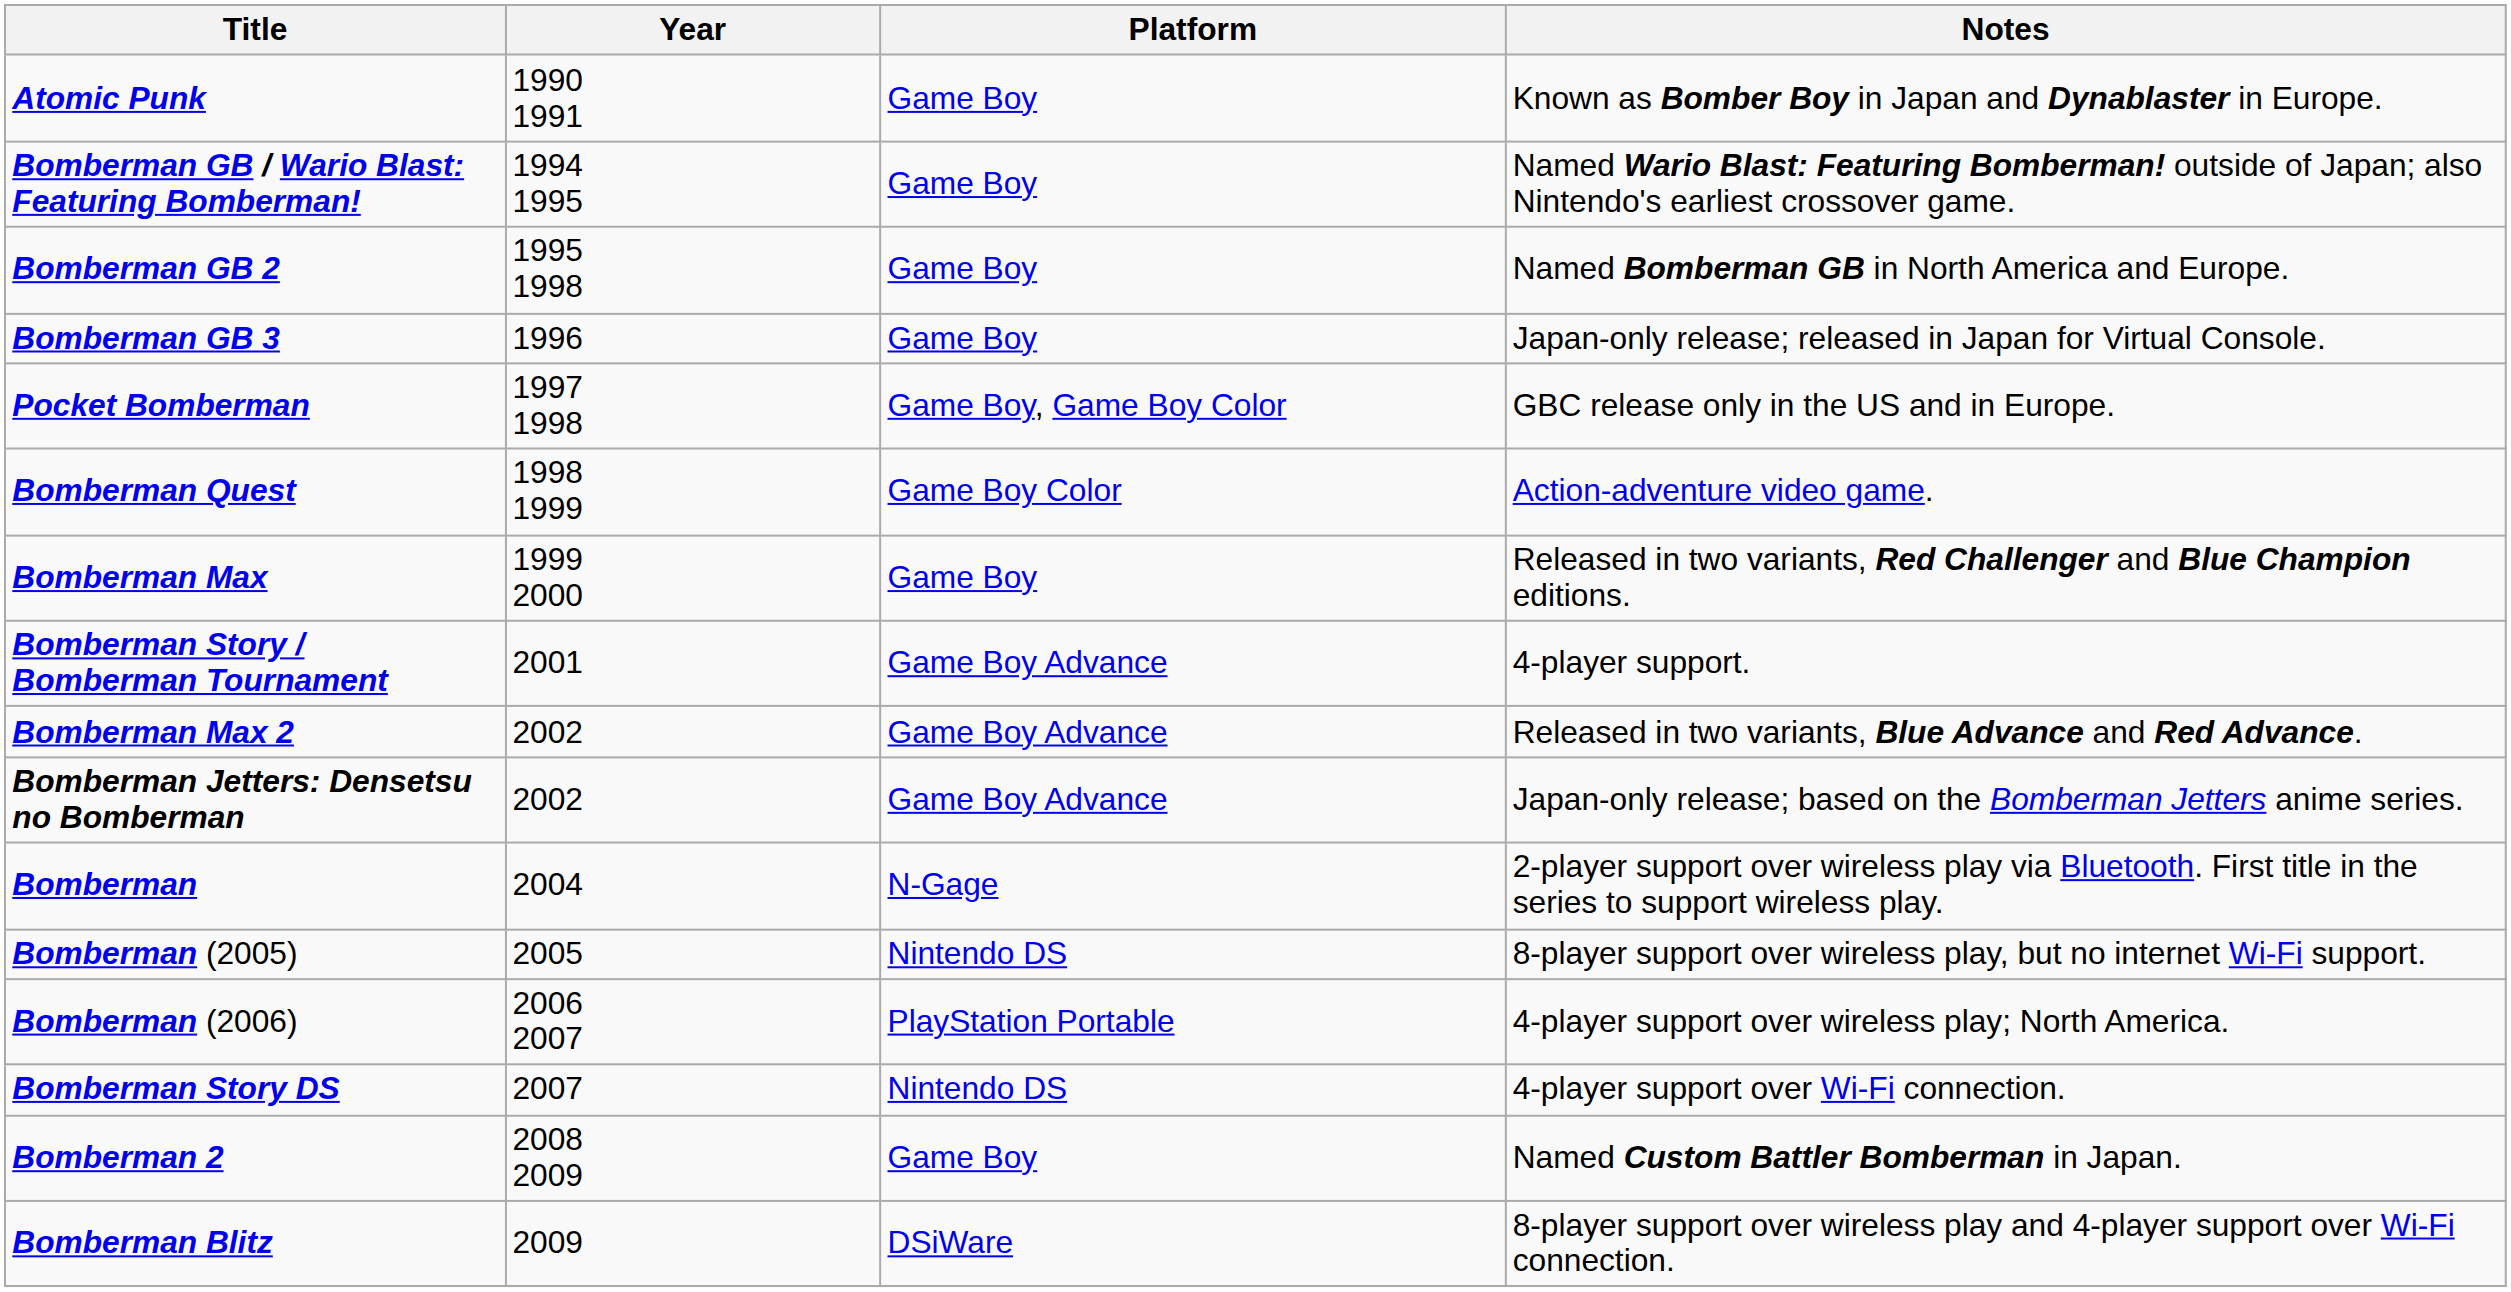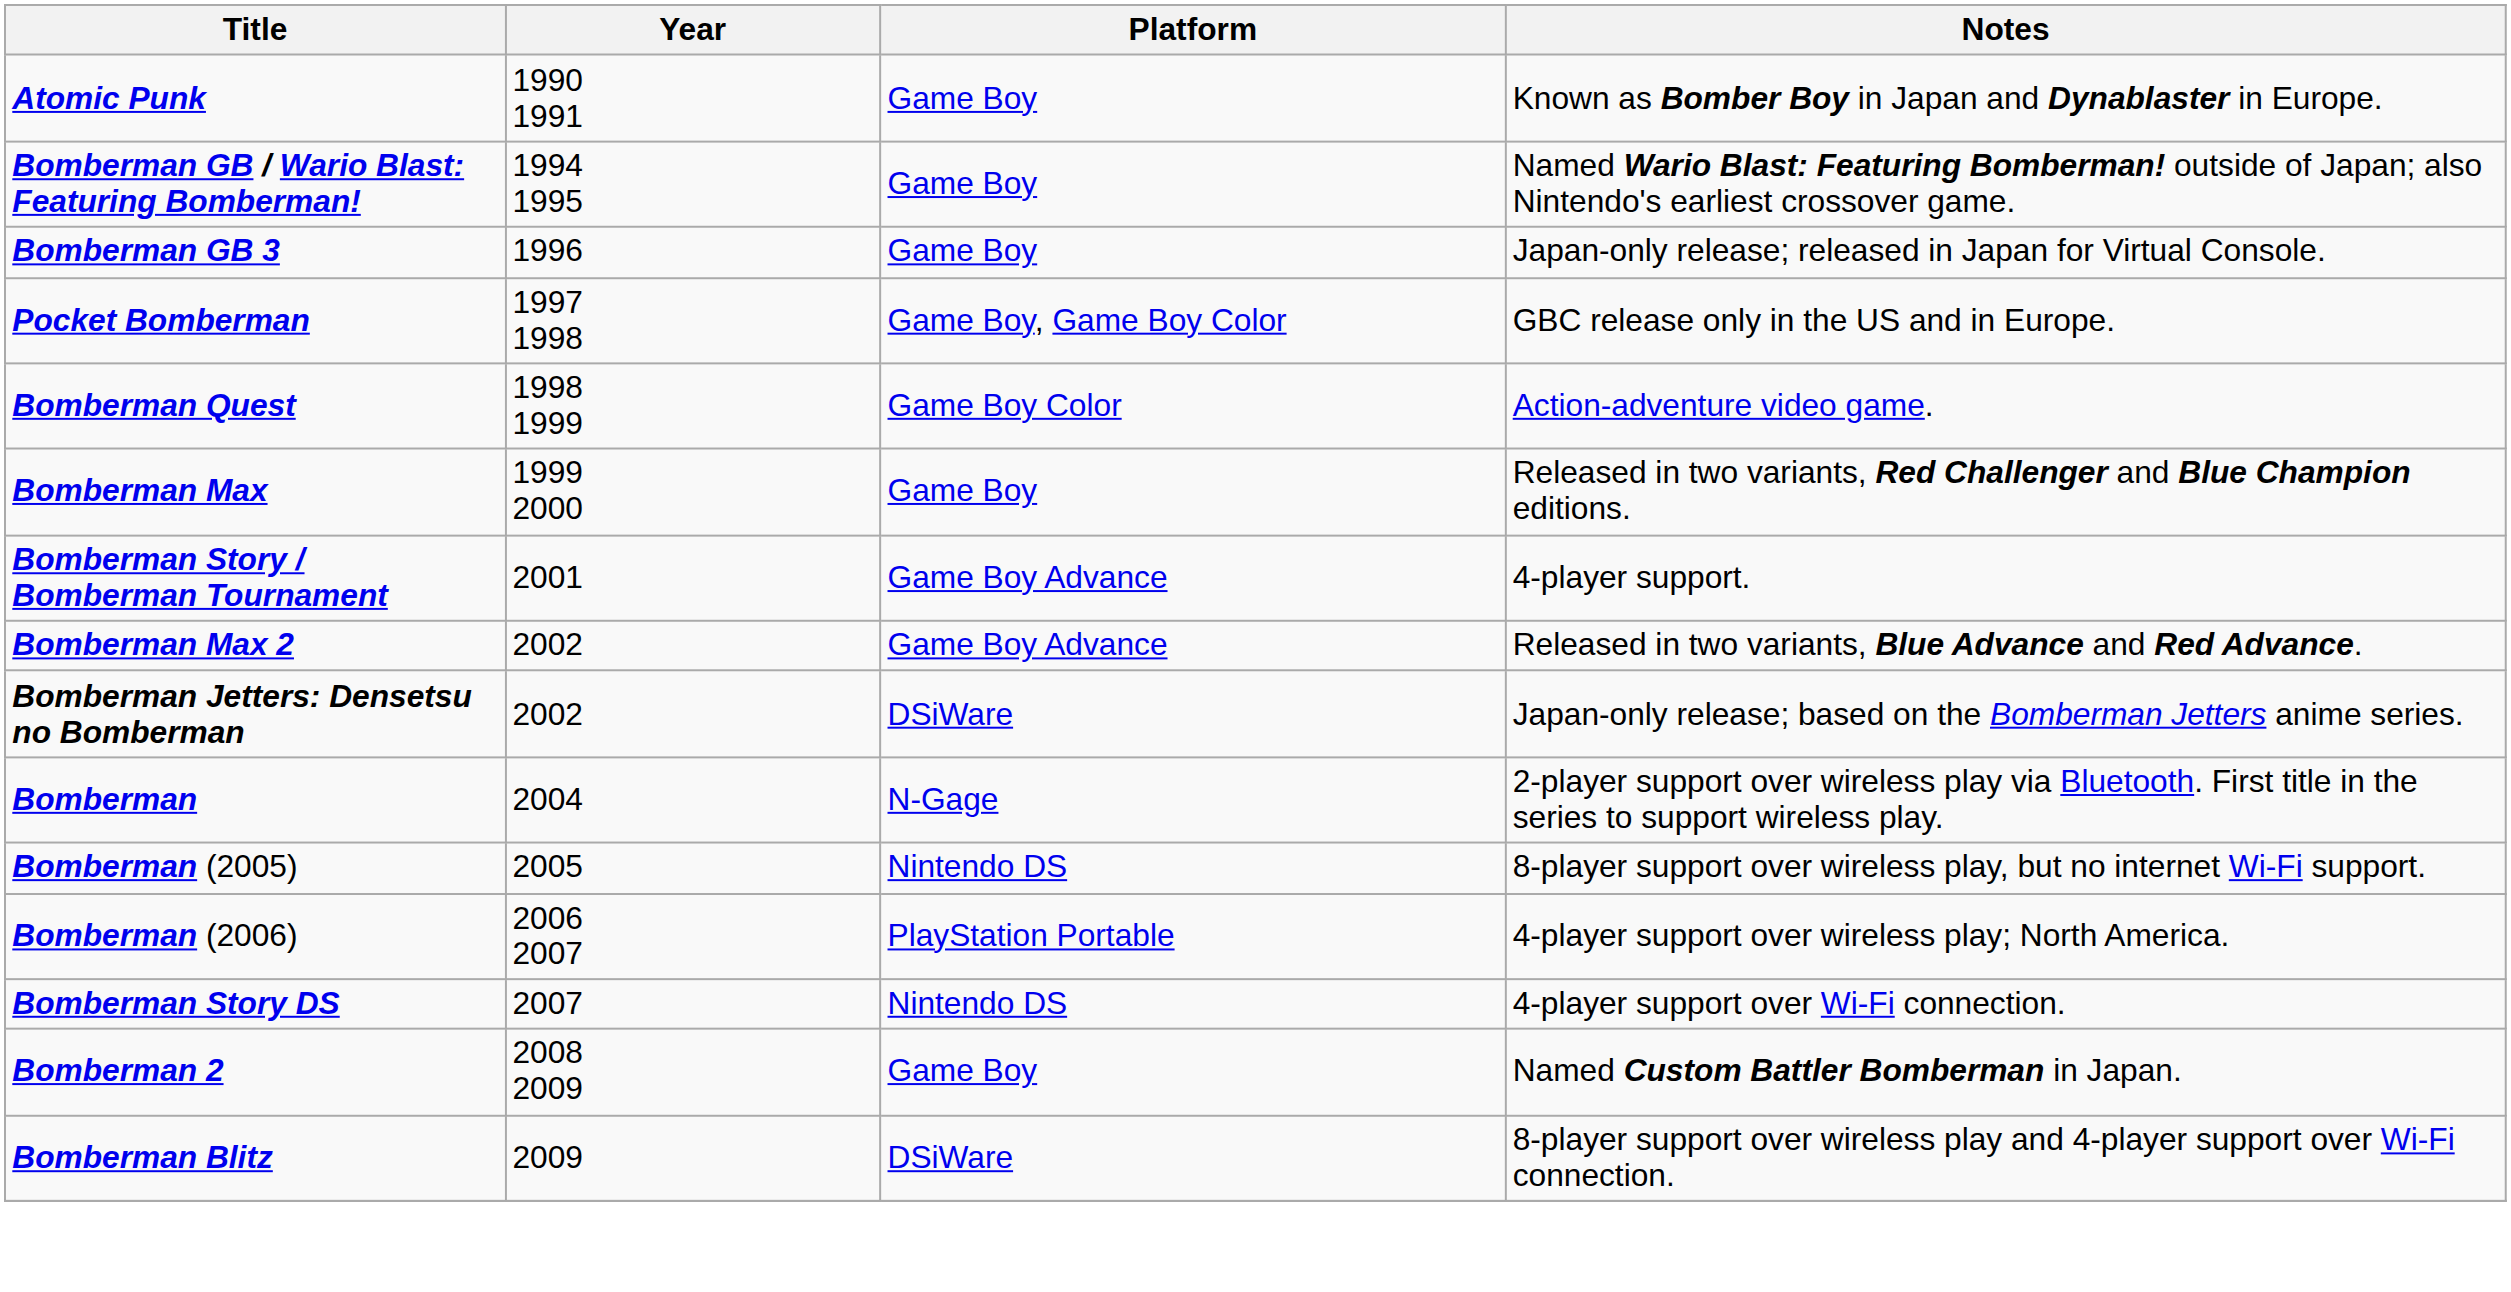- row: (146, 269)
(1028, 799) Game Boy Advance -> (950, 713) DSiWare
